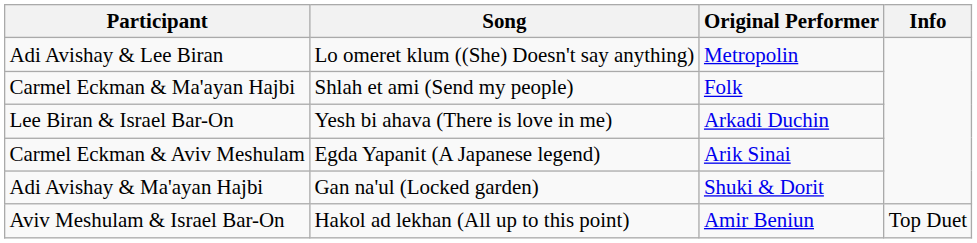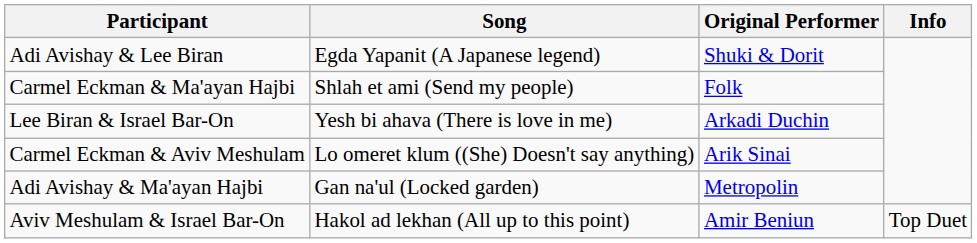(504, 54) Lo omeret klum ((She) Doesn't say anything) -> (457, 54) Egda Yapanit (A Japanese legend)
(751, 54) Metropolin -> (764, 54) Shuki & Dorit
(457, 154) Egda Yapanit (A Japanese legend) -> (504, 154) Lo omeret klum ((She) Doesn't say anything)
(764, 187) Shuki & Dorit -> (751, 187) Metropolin
